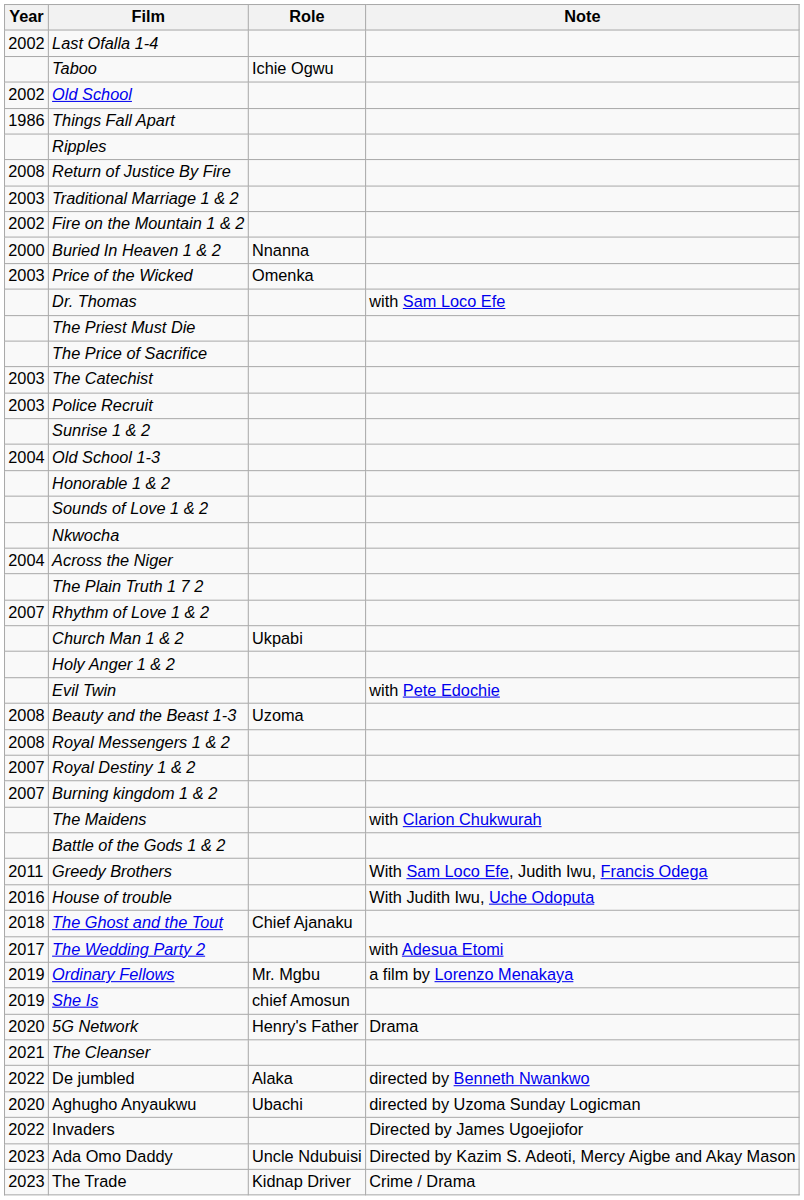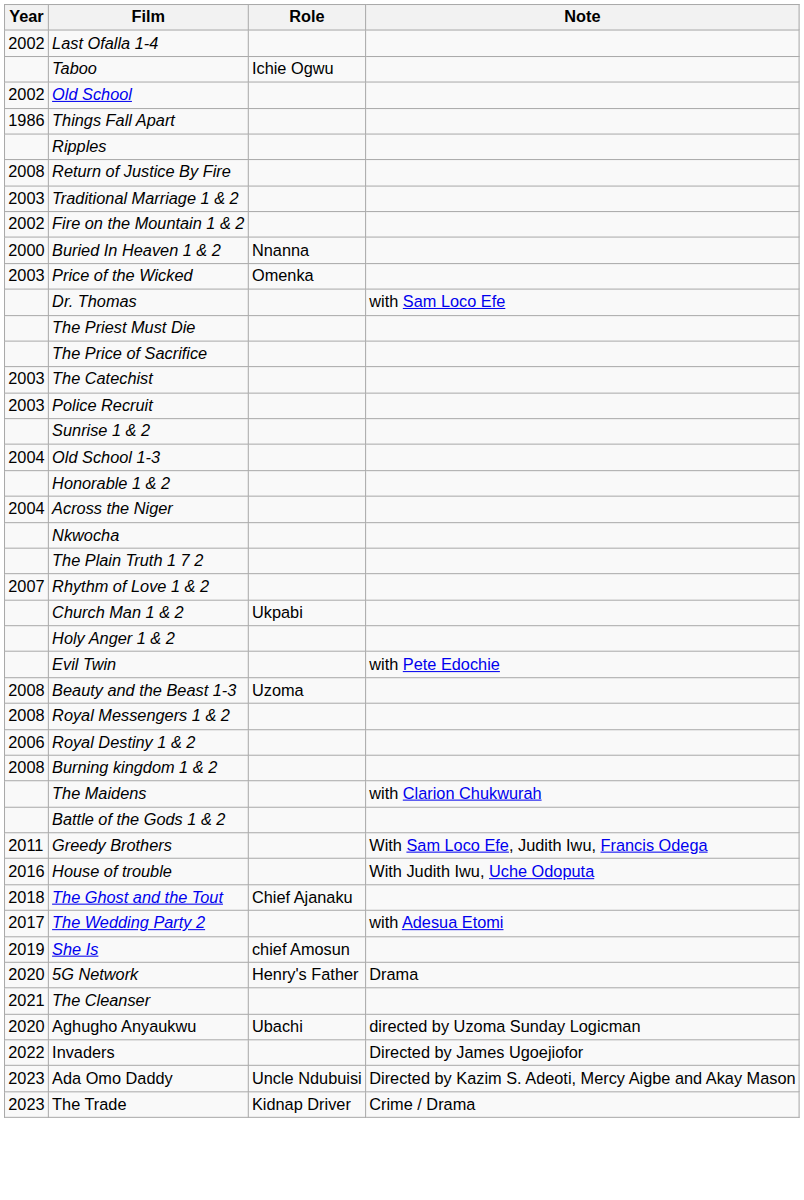- row: (130, 509)
rows swapped: (86, 535) <-> (112, 560)
(26, 768) 2007 -> (26, 742) 2006
(26, 793) 2007 -> (26, 768) 2008
- row: (113, 975)
- row: (93, 1078)
